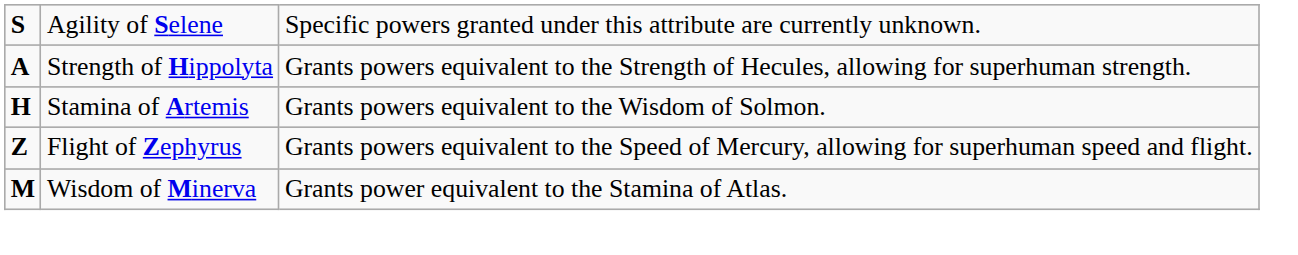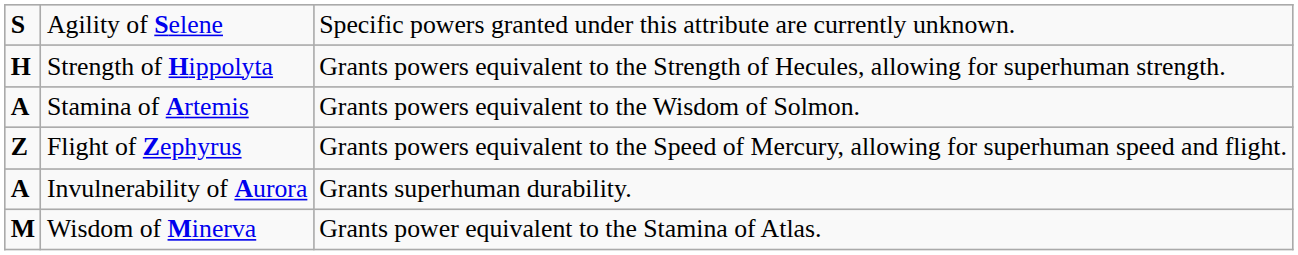(20, 65) A -> (21, 65) H
(21, 106) H -> (20, 106) A
+ row: (177, 188)
